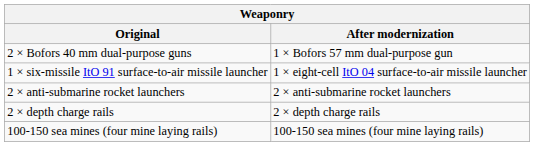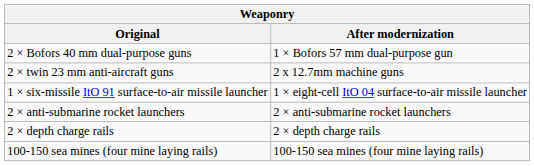+ row: (90, 72)
